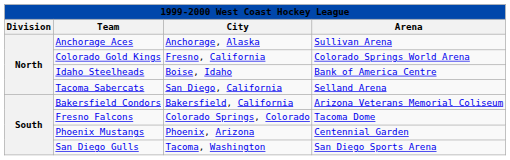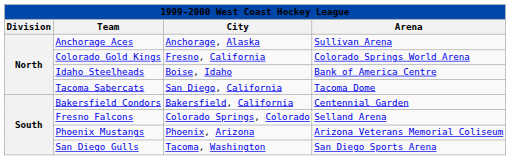(350, 87) Selland Arena -> (345, 87) Tacoma Dome
(409, 102) Arizona Veterans Memorial Coliseum -> (362, 102) Centennial Garden
(345, 117) Tacoma Dome -> (350, 117) Selland Arena
(362, 132) Centennial Garden -> (409, 132) Arizona Veterans Memorial Coliseum
